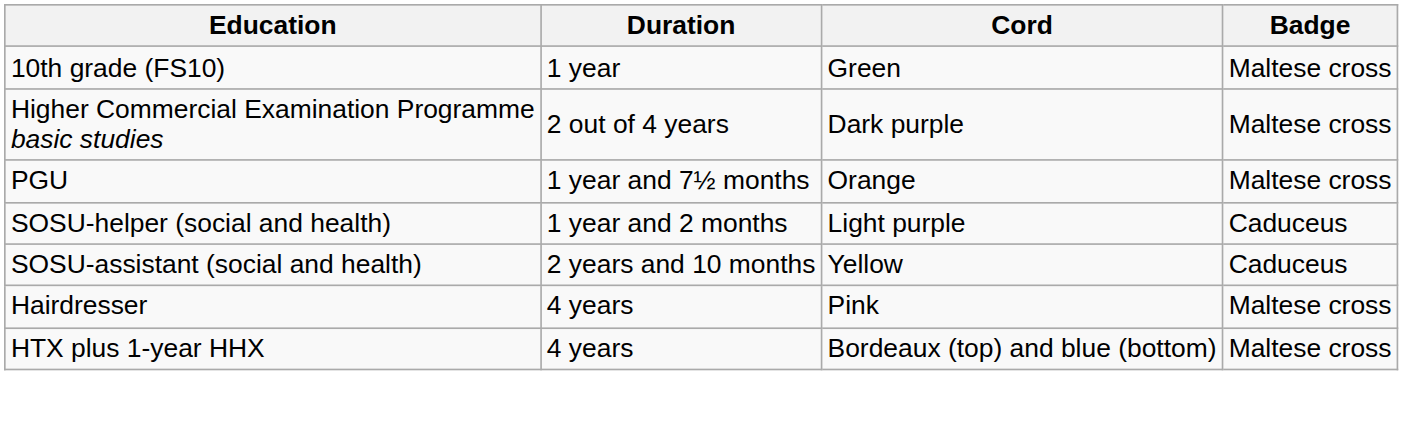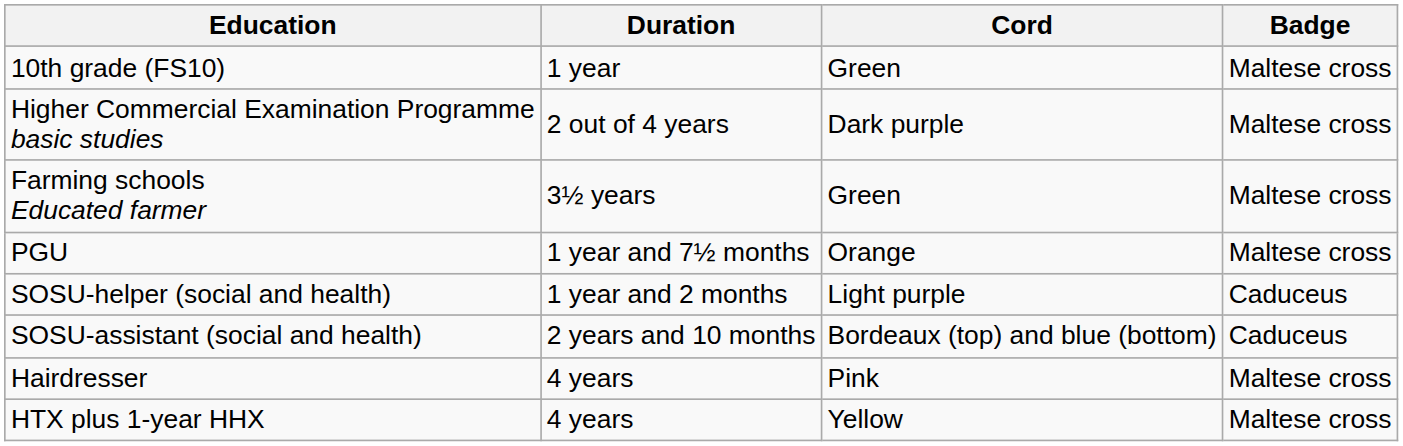+ row: (108, 195)
(865, 264) Yellow -> (1022, 336) Bordeaux (top) and blue (bottom)
(1022, 348) Bordeaux (top) and blue (bottom) -> (865, 419) Yellow
